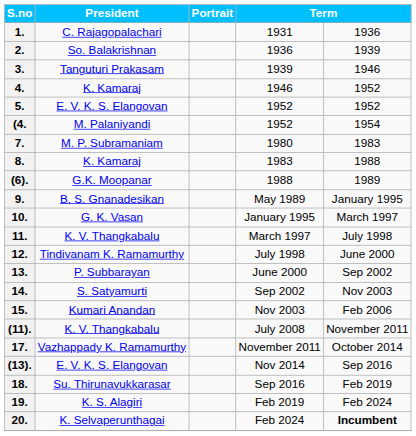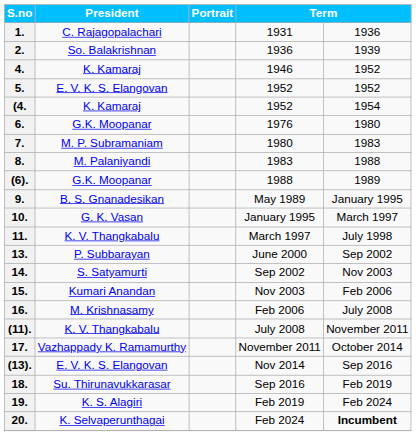- row: (20, 69)
(112, 124) M. Palaniyandi -> (112, 106) K. Kamaraj
+ row: (20, 124)
(112, 161) K. Kamaraj -> (112, 161) M. Palaniyandi
- row: (20, 254)
+ row: (20, 310)
